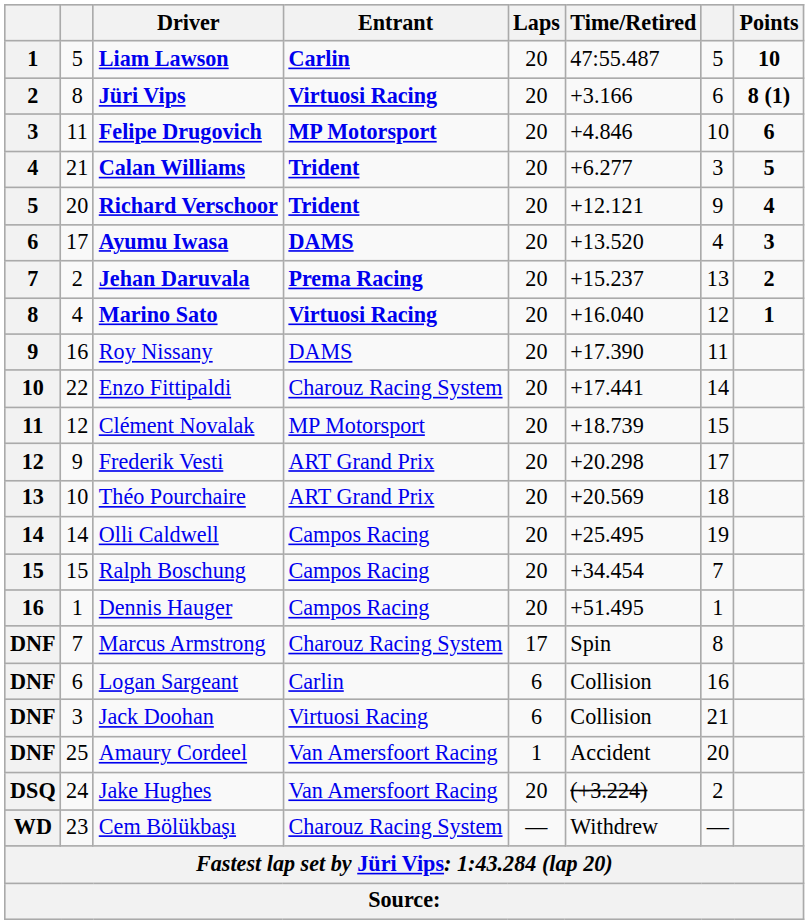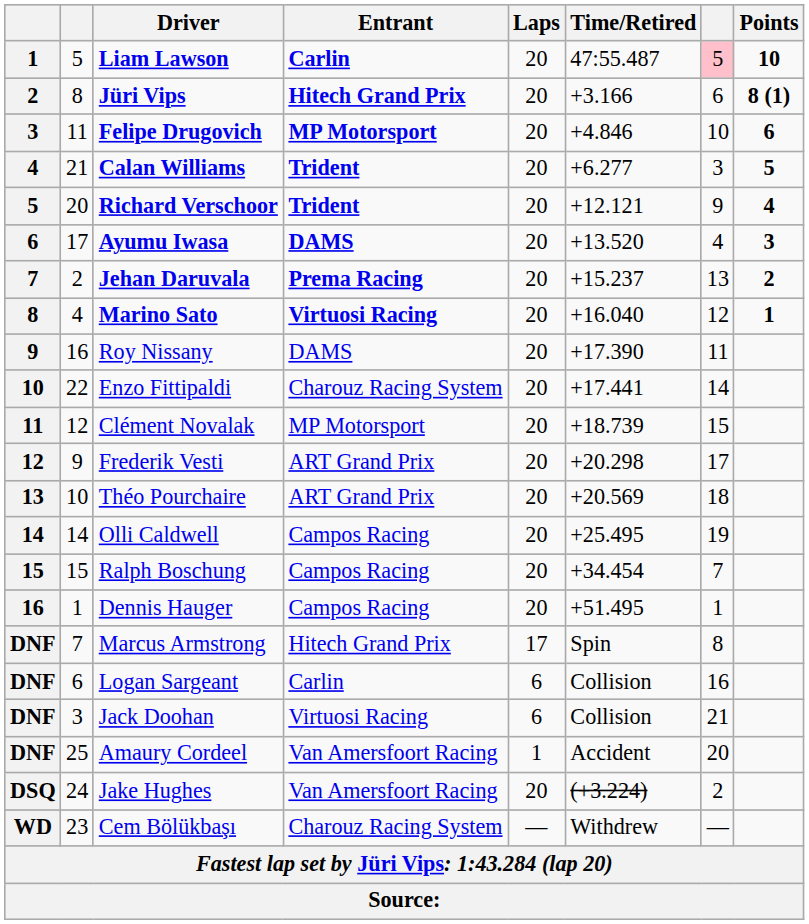(718, 58) no background -> (718, 58) pink background
(363, 95) Virtuosi Racing -> (377, 95) Hitech Grand Prix
(395, 644) Charouz Racing System -> (370, 644) Hitech Grand Prix
